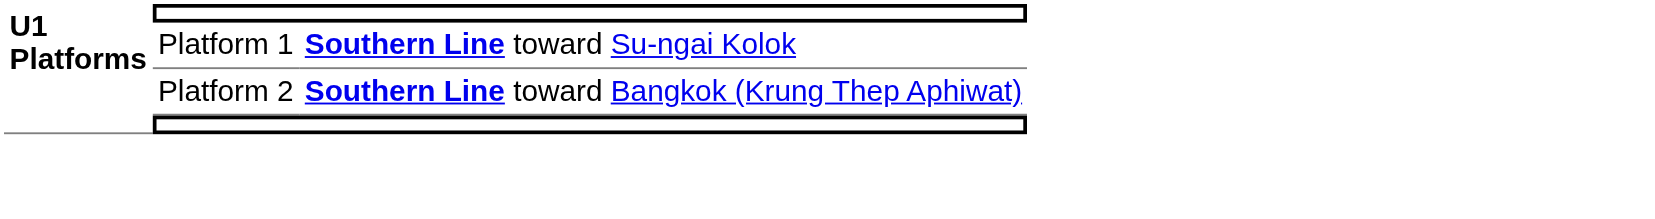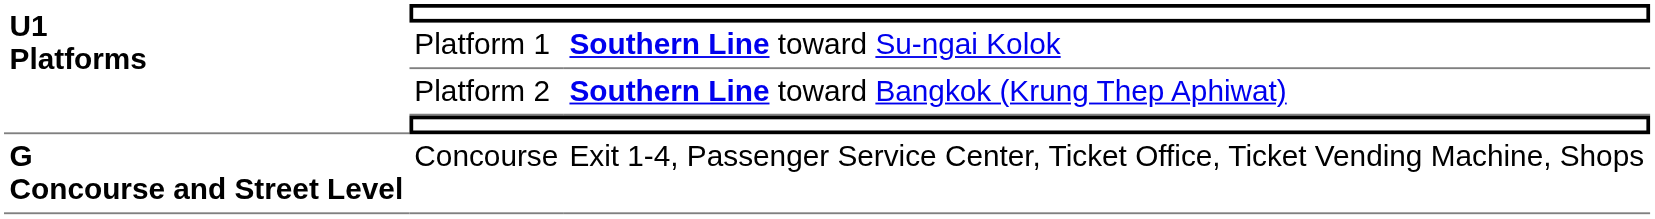+ row: (486, 156)
